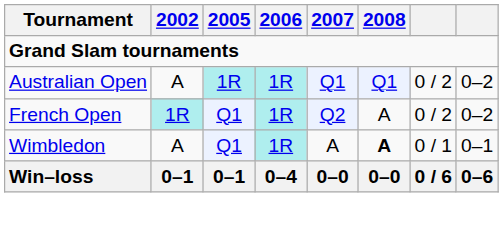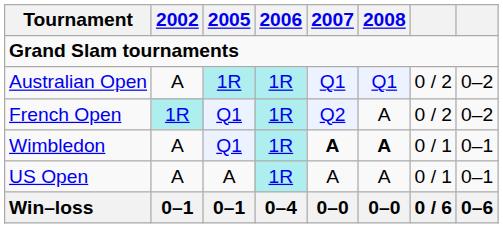(333, 144) normal -> (333, 144) bold
+ row: (49, 175)
